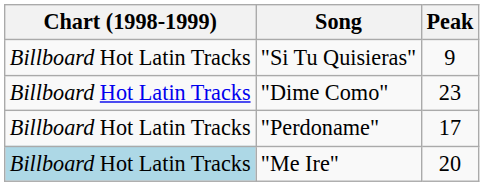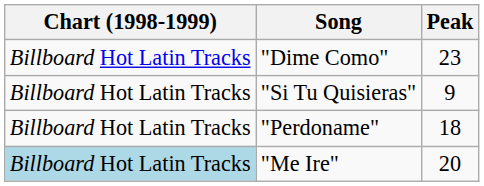rows swapped: (325, 92) <-> (339, 57)
(450, 127) 17 -> (450, 127) 18
